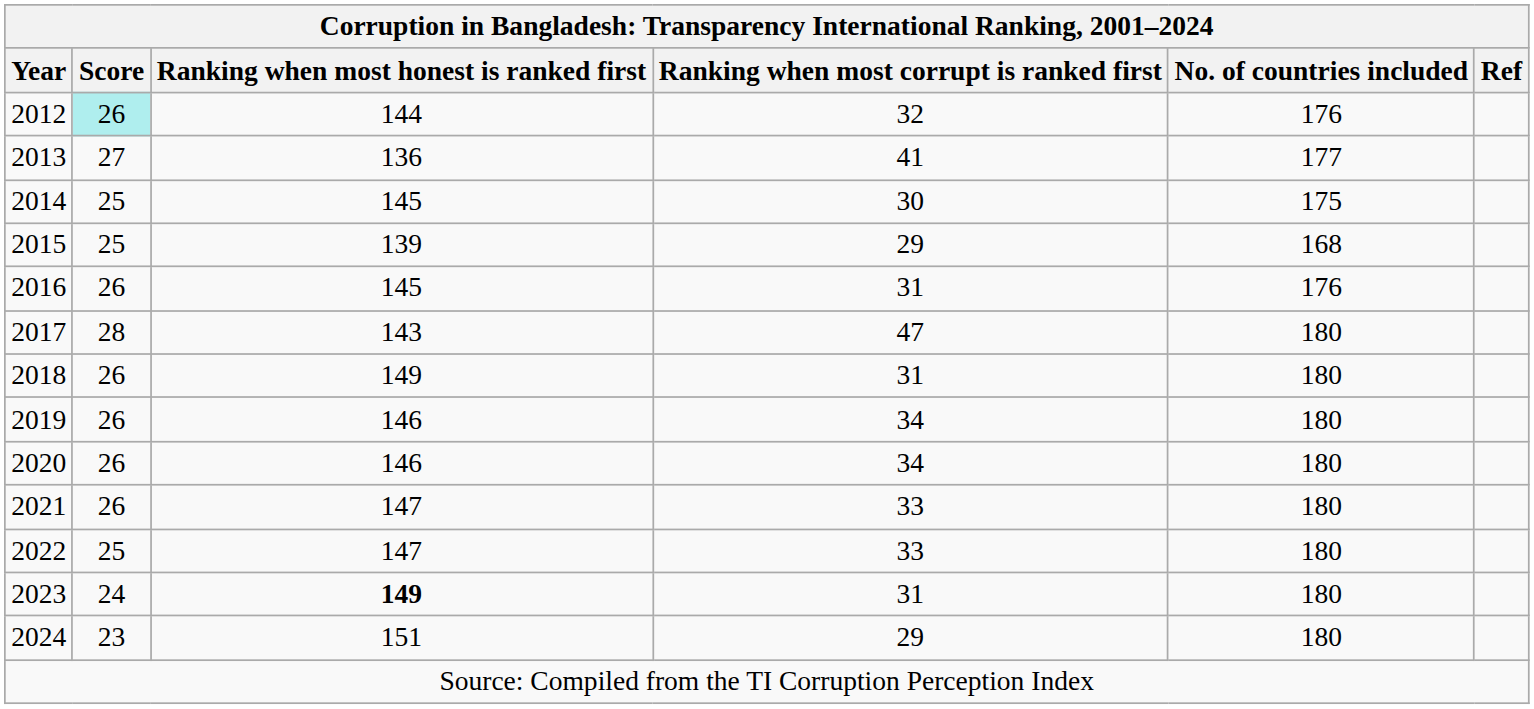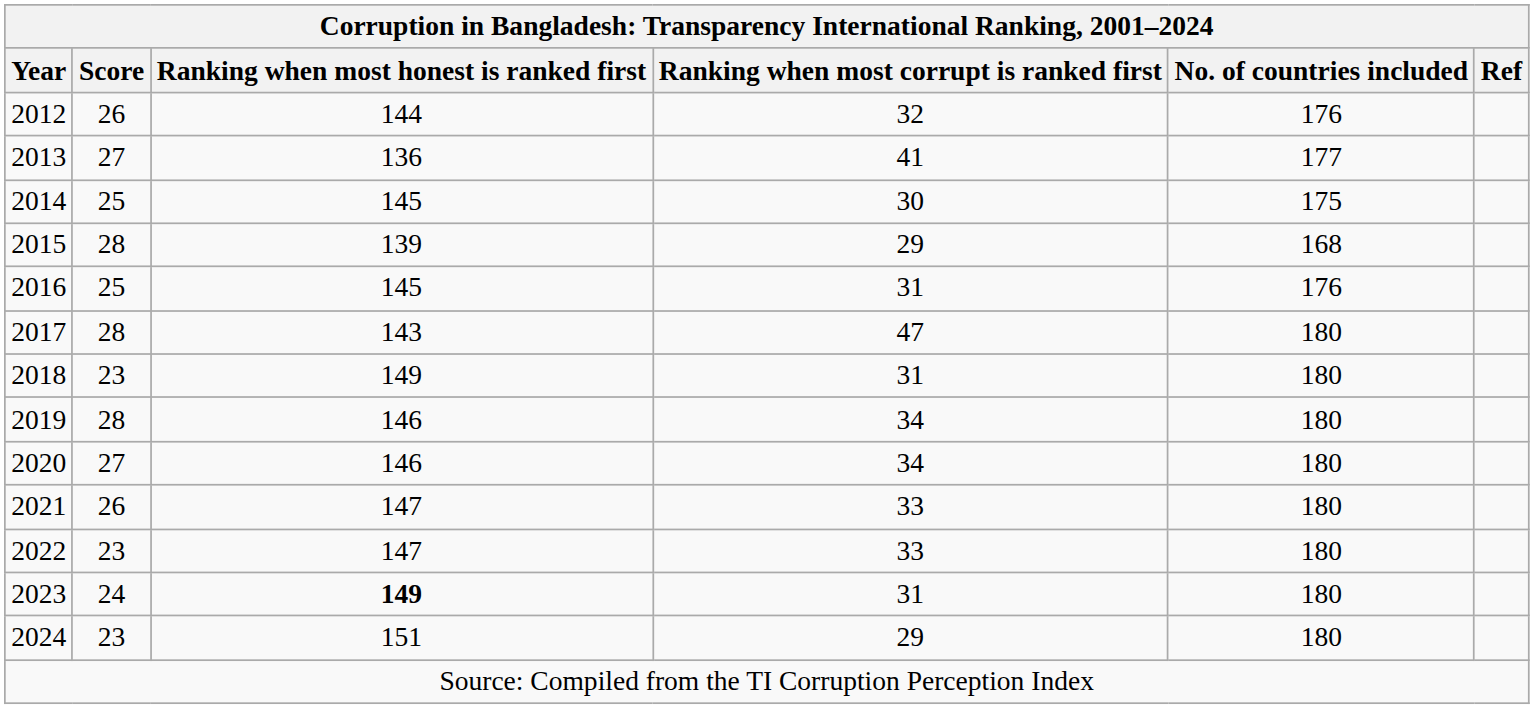(112, 113) paleturquoise background -> (112, 113) no background
(112, 244) 25 -> (112, 244) 28
(112, 288) 26 -> (112, 288) 25
(112, 375) 26 -> (112, 375) 23
(112, 419) 26 -> (112, 419) 28
(112, 462) 26 -> (112, 462) 27
(112, 550) 25 -> (112, 550) 23
